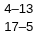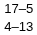rows swapped: (19, 27) <-> (19, 9)
